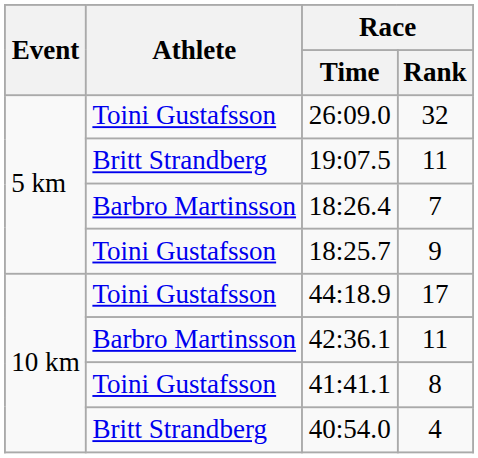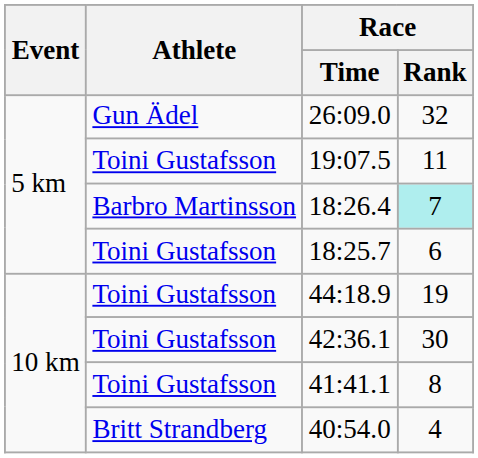(184, 116) Toini Gustafsson -> (145, 116) Gun Ädel
(180, 161) Britt Strandberg -> (184, 161) Toini Gustafsson
(435, 205) no background -> (435, 205) paleturquoise background
(435, 250) 9 -> (435, 250) 6
(435, 295) 17 -> (435, 295) 19
(194, 339) Barbro Martinsson -> (184, 339) Toini Gustafsson
(435, 339) 11 -> (435, 339) 30
